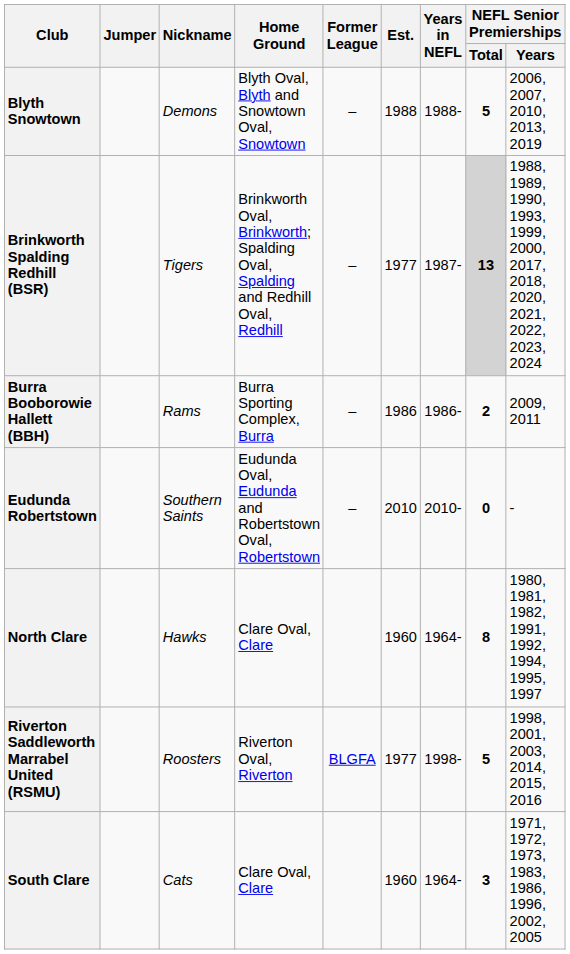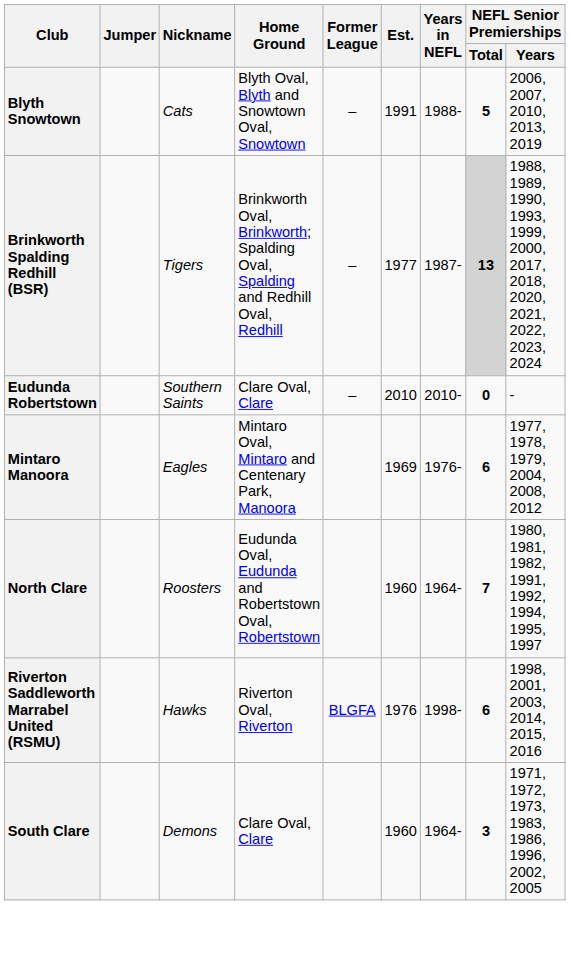(190, 111) Demons -> (178, 111) Cats
(401, 111) 1988 -> (401, 111) 1991
- row: (50, 411)
(279, 508) Eudunda Oval, Eudunda and Robertstown Oval, Robertstown -> (275, 395) Clare Oval, Clare
+ row: (38, 467)
(185, 637) Hawks -> (192, 588) Roosters
(275, 637) Clare Oval, Clare -> (279, 588) Eudunda Oval, Eudunda and Robertstown Oval, Robertstown
(486, 637) 8 -> (486, 588) 7
(192, 759) Roosters -> (185, 710) Hawks
(401, 759) 1977 -> (401, 710) 1976
(486, 759) 5 -> (486, 710) 6
(178, 880) Cats -> (190, 831) Demons
